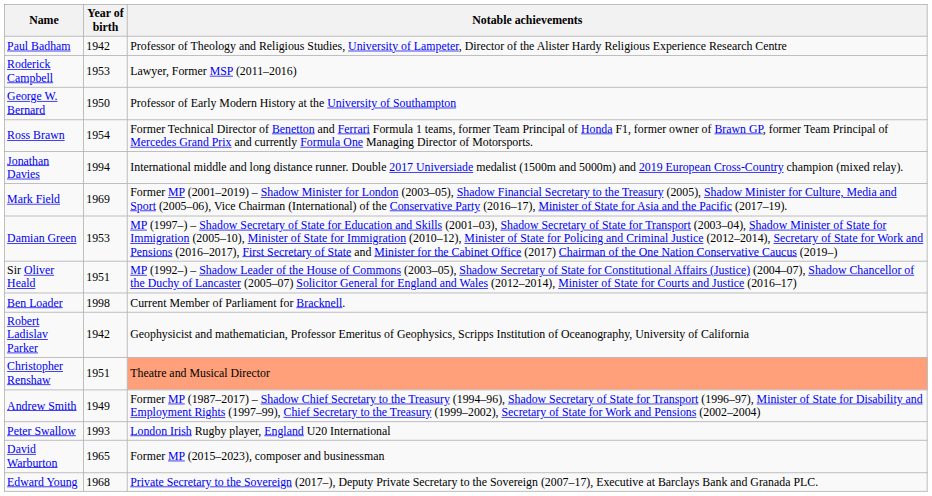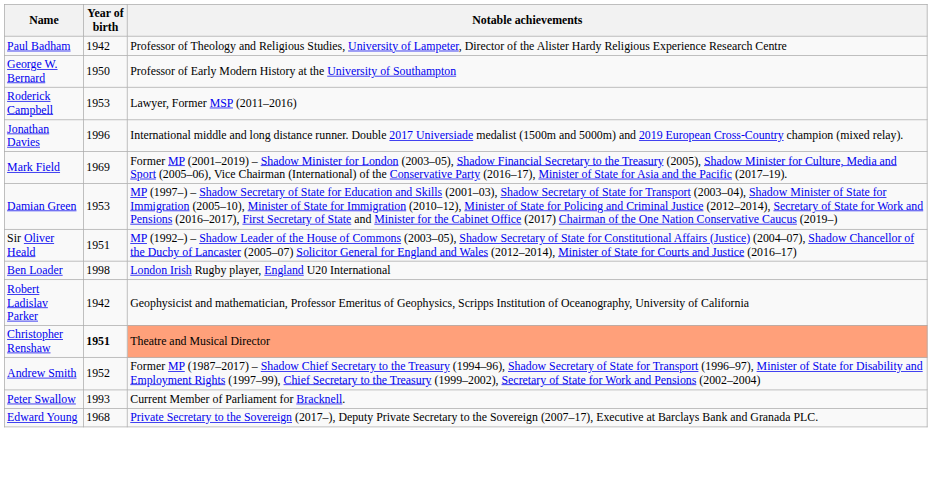rows swapped: (32, 103) <-> (30, 71)
- row: (36, 135)
(98, 167) 1994 -> (98, 135) 1996
(238, 302) Current Member of Parliament for Bracknell. -> (260, 270) London Irish Rugby player, England U20 International
(98, 373) normal -> (98, 341) bold
(98, 405) 1949 -> (98, 373) 1952
(260, 431) London Irish Rugby player, England U20 International -> (238, 399) Current Member of Parliament for Bracknell.
- row: (32, 456)
